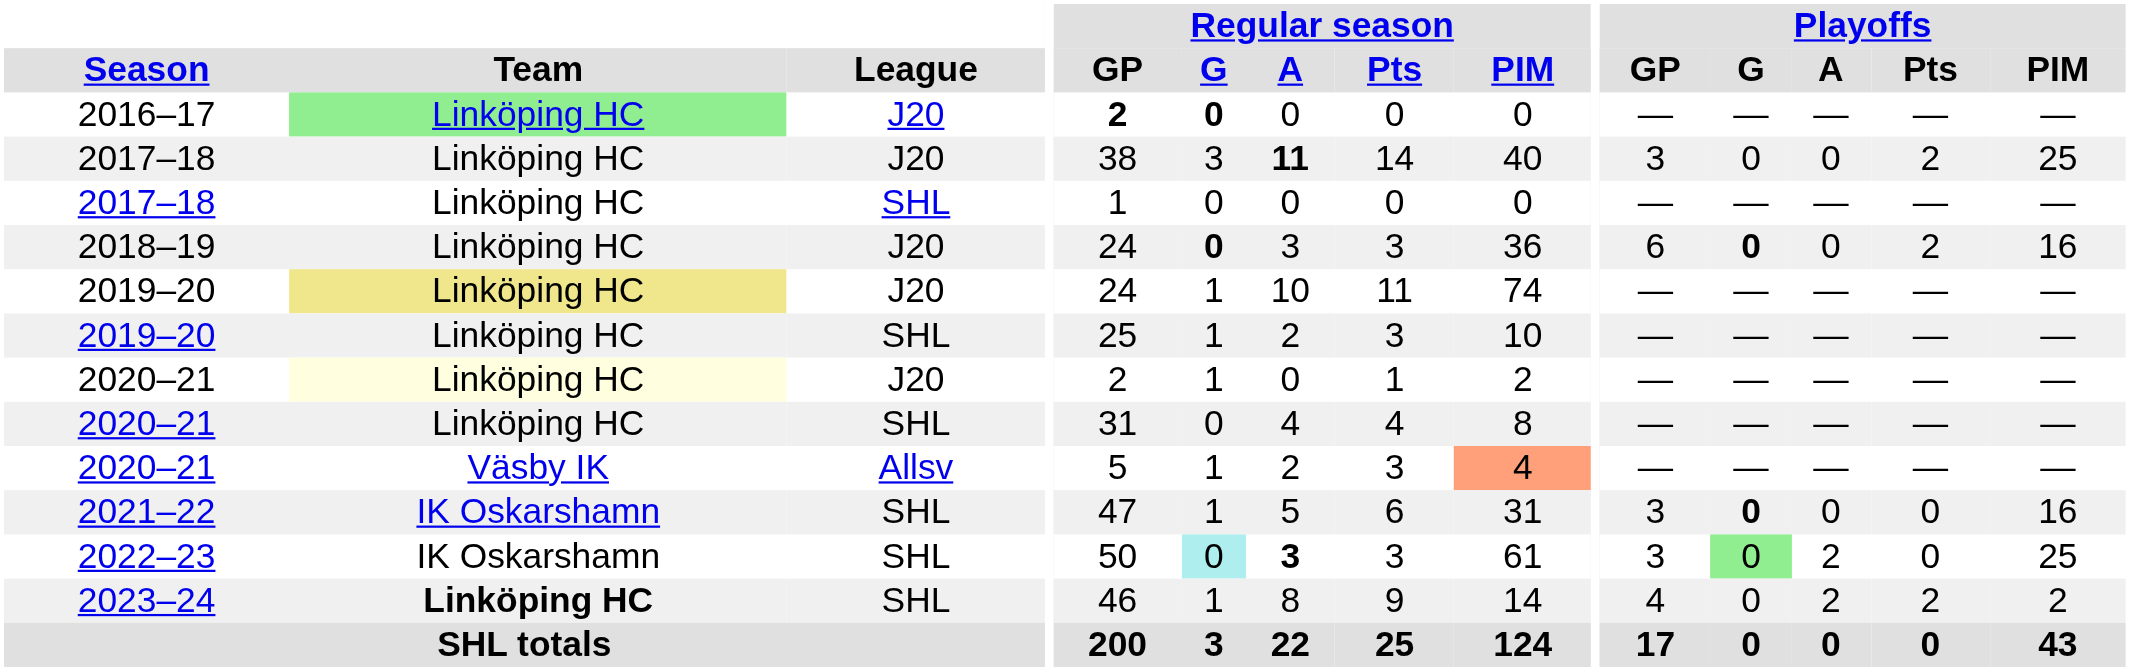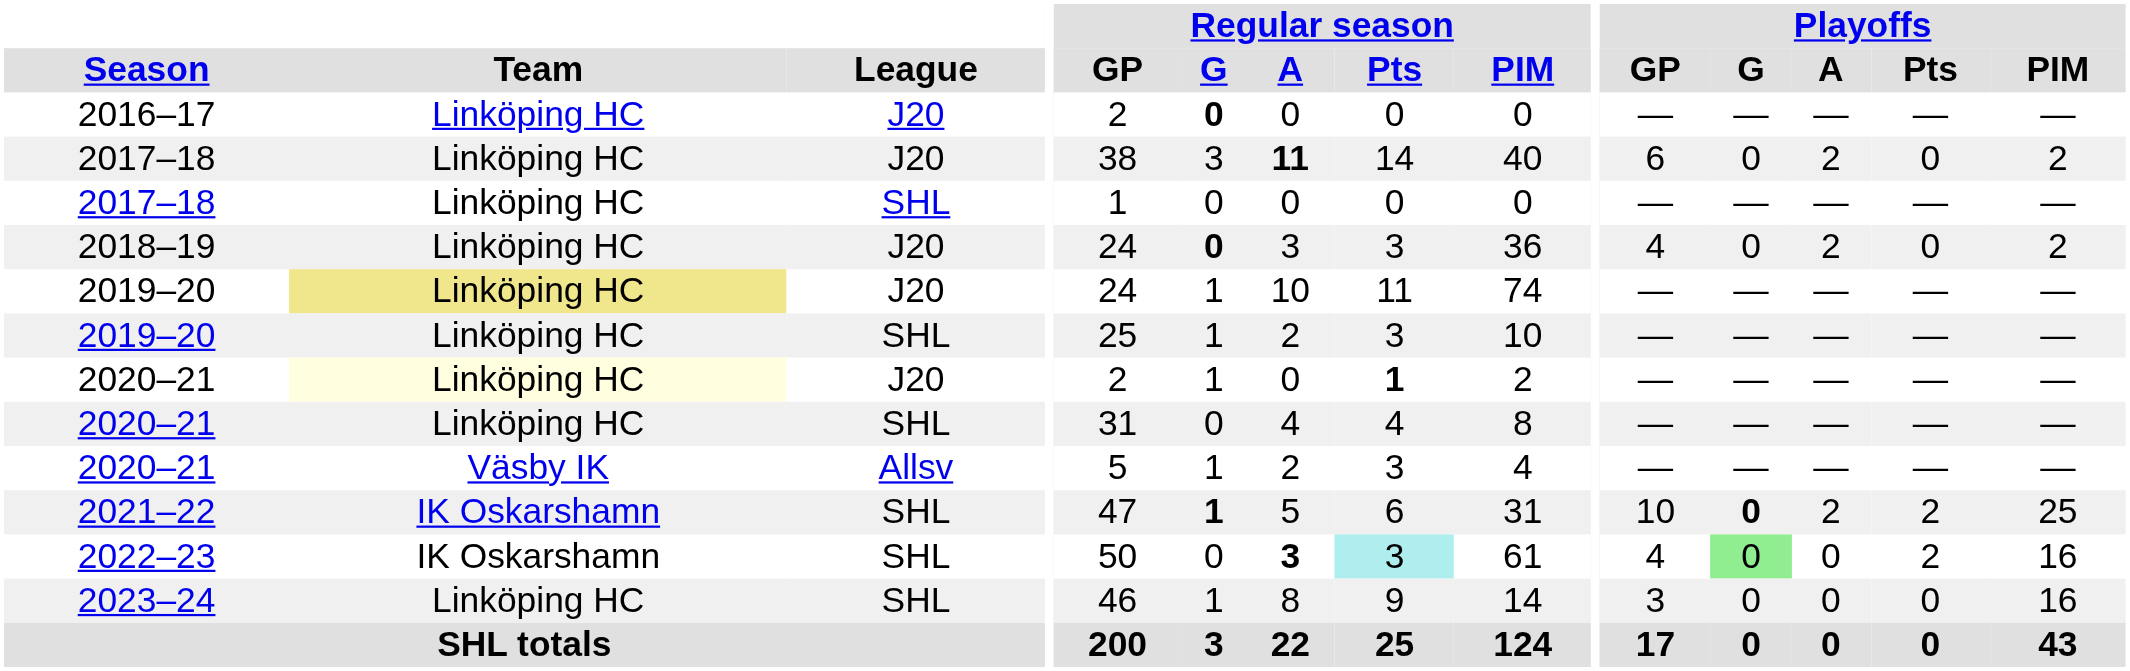(538, 113) lightgreen background -> (538, 113) no background
(1118, 113) bold -> (1118, 113) normal
(1655, 158) 3 -> (1655, 158) 6
(1831, 158) 0 -> (1831, 158) 2
(1930, 158) 2 -> (1930, 158) 0
(2058, 158) 25 -> (2058, 158) 2
(1655, 246) 6 -> (1655, 246) 4
(1751, 246) bold -> (1751, 246) normal
(1831, 246) 0 -> (1831, 246) 2
(1930, 246) 2 -> (1930, 246) 0
(2058, 246) 16 -> (2058, 246) 2
(1395, 379) normal -> (1395, 379) bold
(1523, 467) lightsalmon background -> (1523, 467) no background
(1214, 511) normal -> (1214, 511) bold
(1655, 511) 3 -> (1655, 511) 10
(1831, 511) 0 -> (1831, 511) 2
(1930, 511) 0 -> (1930, 511) 2
(2058, 511) 16 -> (2058, 511) 25
(1214, 555) paleturquoise background -> (1214, 555) no background
(1395, 555) no background -> (1395, 555) paleturquoise background
(1655, 555) 3 -> (1655, 555) 4
(1831, 555) 2 -> (1831, 555) 0
(1930, 555) 0 -> (1930, 555) 2
(2058, 555) 25 -> (2058, 555) 16
(538, 600) bold -> (538, 600) normal
(1655, 600) 4 -> (1655, 600) 3
(1831, 600) 2 -> (1831, 600) 0
(1930, 600) 2 -> (1930, 600) 0
(2058, 600) 2 -> (2058, 600) 16
